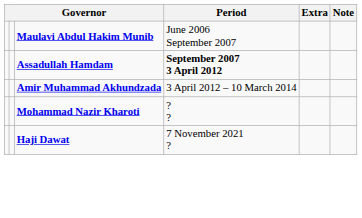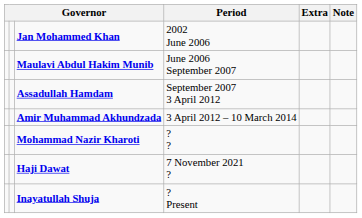+ row: (68, 36)
(203, 65) bold -> (201, 94) normal
+ row: (58, 198)
